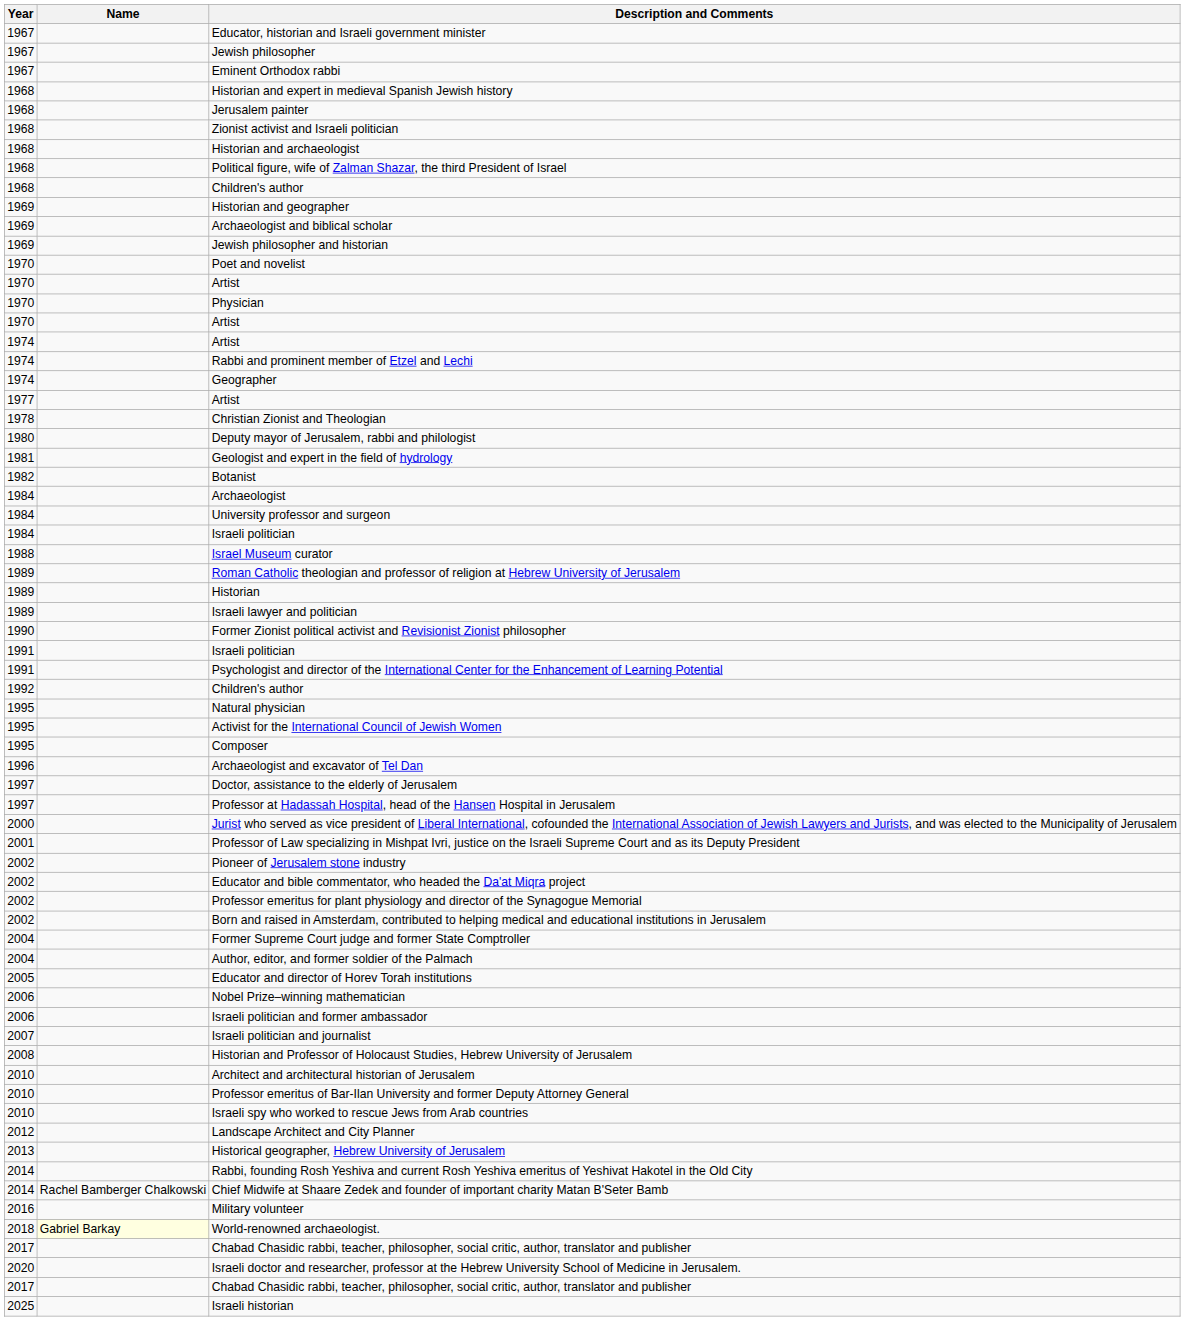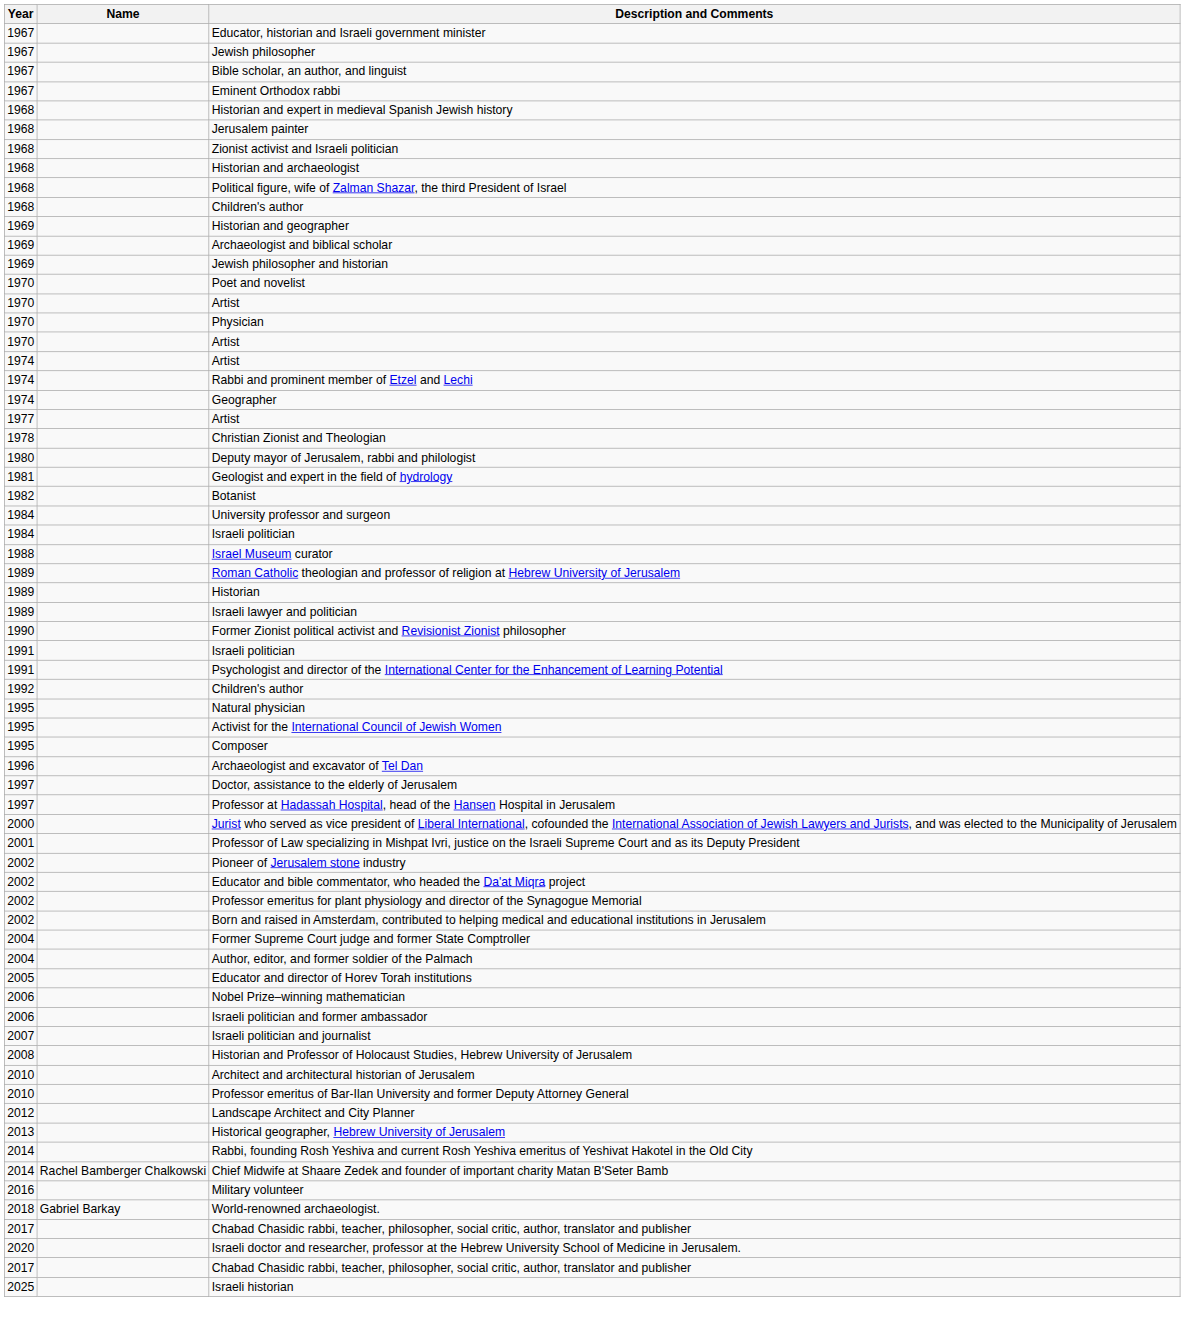+ row: (21, 71)
- row: (21, 496)
- row: (21, 1113)
(80, 1229) lightyellow background -> (80, 1209) no background
